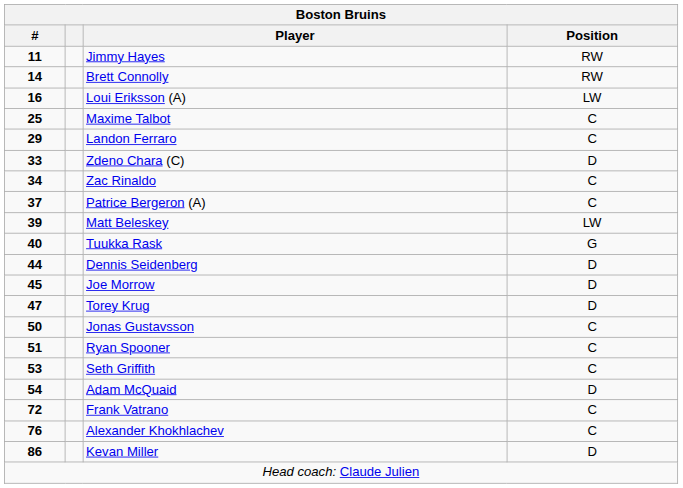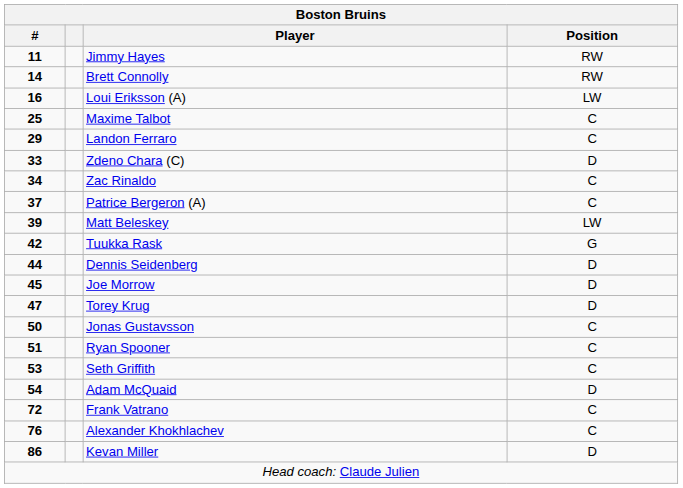(35, 243) 40 -> (35, 243) 42
